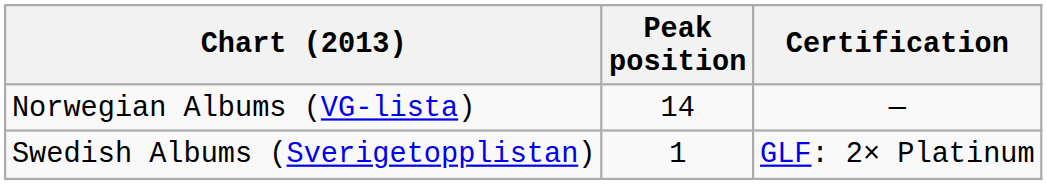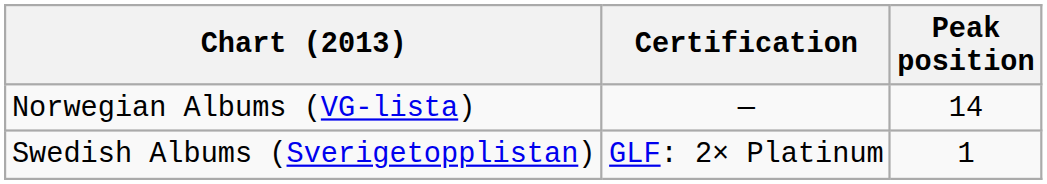columns swapped: (678, 45) <-> (897, 45)
